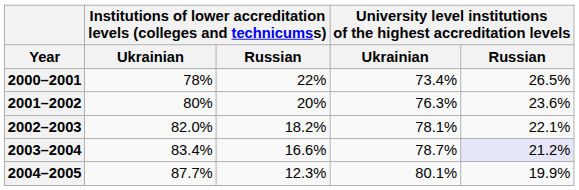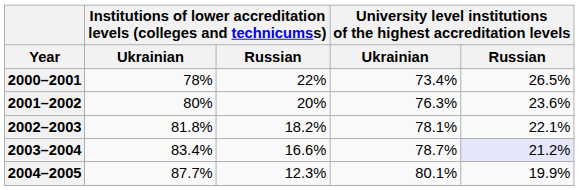(192, 126) 82.0% -> (192, 126) 81.8%
